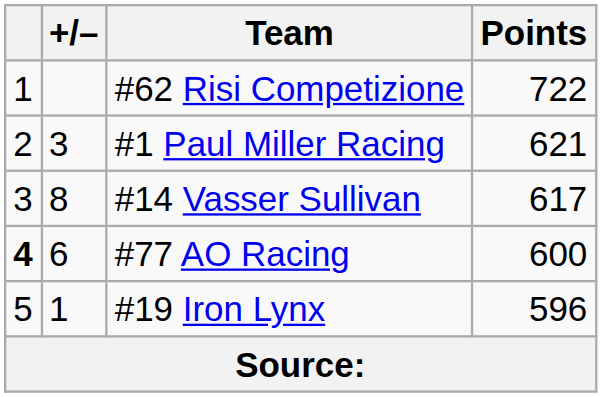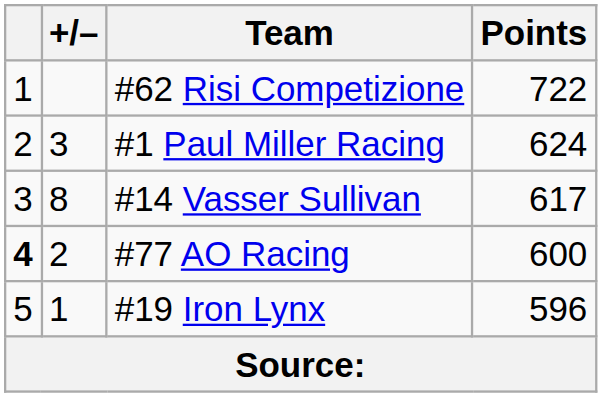(558, 144) 621 -> (558, 144) 624
(59, 254) 6 -> (59, 254) 2
